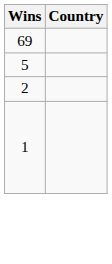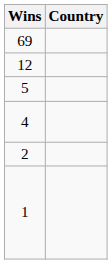+ row: (25, 64)
+ row: (25, 121)
